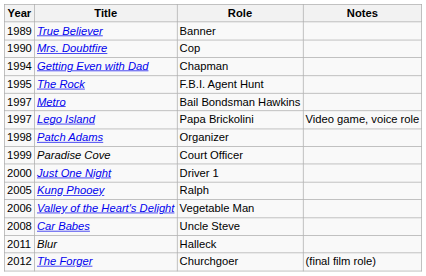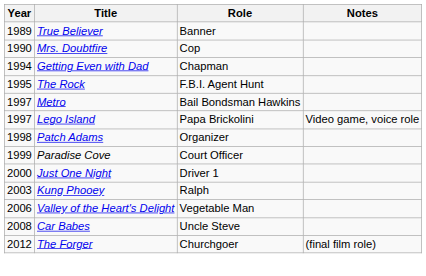(19, 191) 2005 -> (19, 191) 2003
- row: (47, 244)
